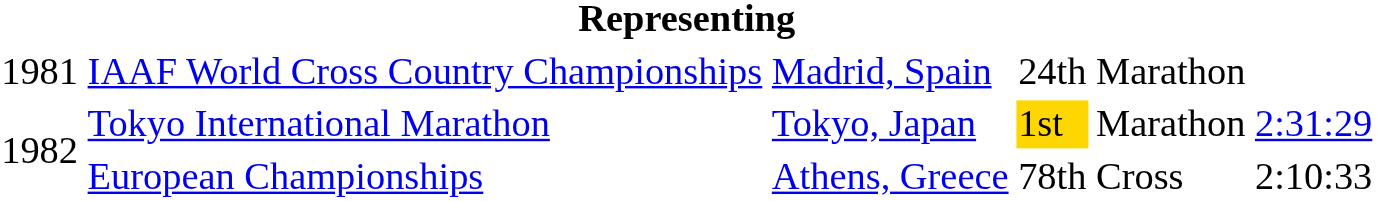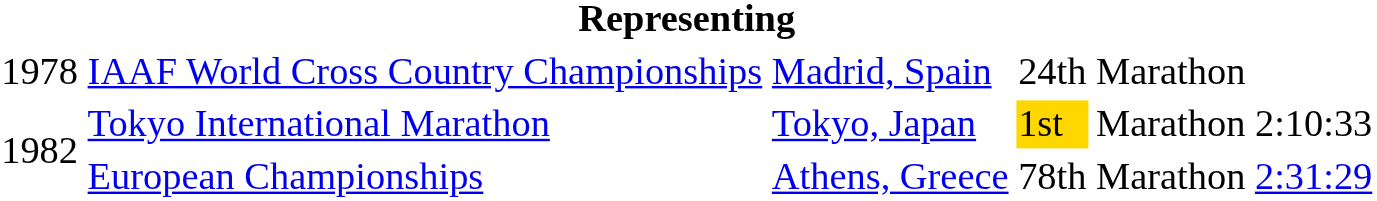(40, 70) 1981 -> (40, 70) 1978
(1314, 123) 2:31:29 -> (1314, 123) 2:10:33
(1140, 176) Cross -> (1171, 176) Marathon
(1314, 176) 2:10:33 -> (1314, 176) 2:31:29
